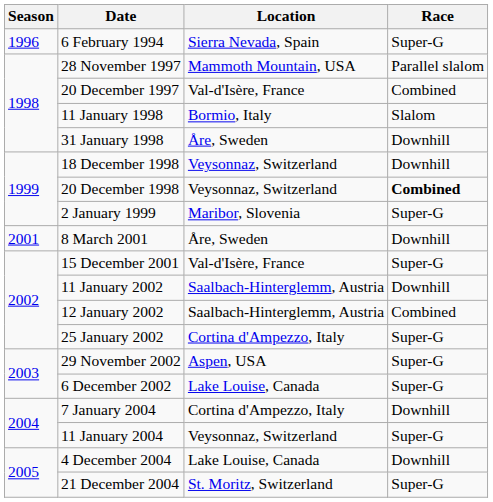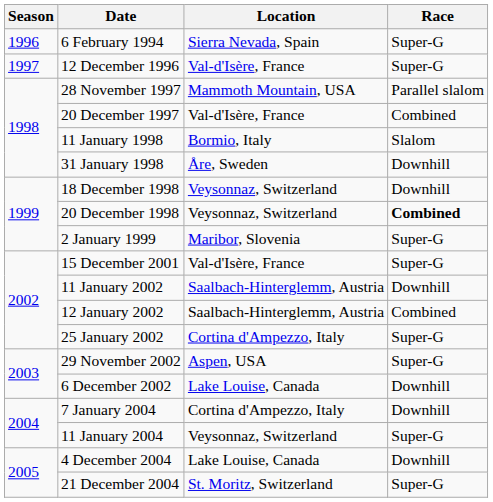+ row: (120, 66)
- row: (104, 238)
(417, 386) Super-G -> (421, 386) Downhill
